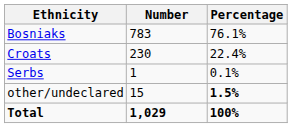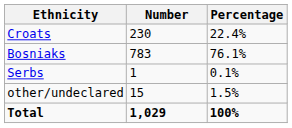rows swapped: (36, 34) <-> (29, 54)
(224, 93) bold -> (224, 93) normal
